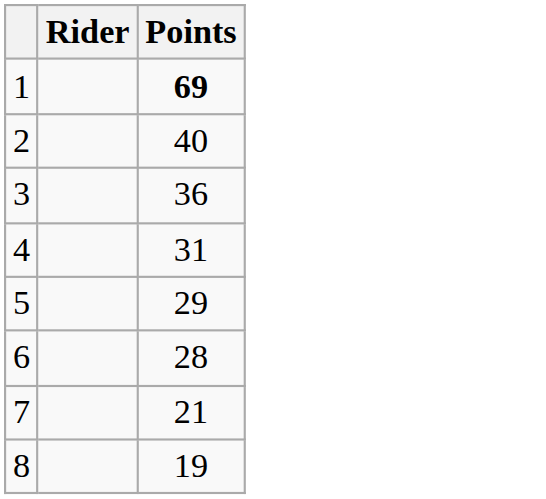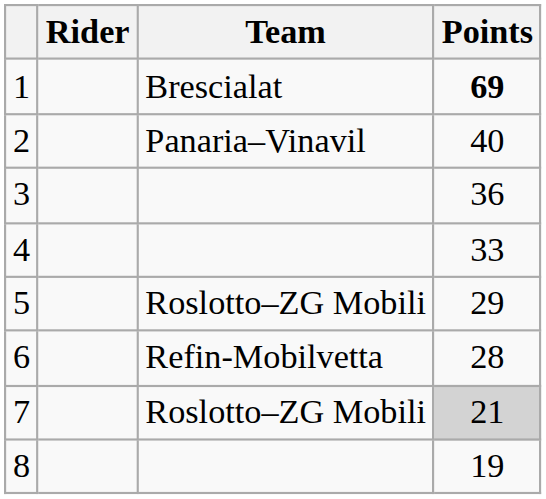+ column: (286, 31)
(191, 248) 31 -> (487, 248) 33
(191, 411) no background -> (487, 411) lightgrey background
